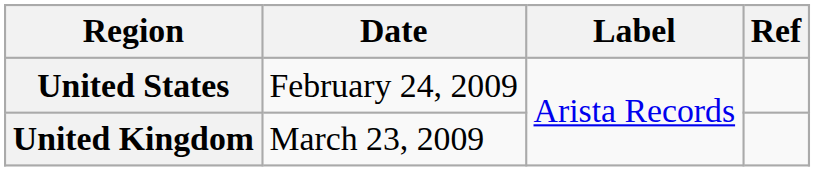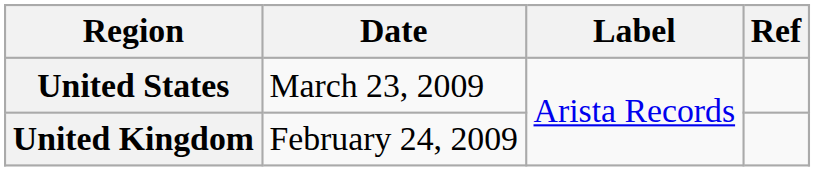(394, 84) February 24, 2009 -> (377, 84) March 23, 2009
(377, 138) March 23, 2009 -> (394, 138) February 24, 2009
